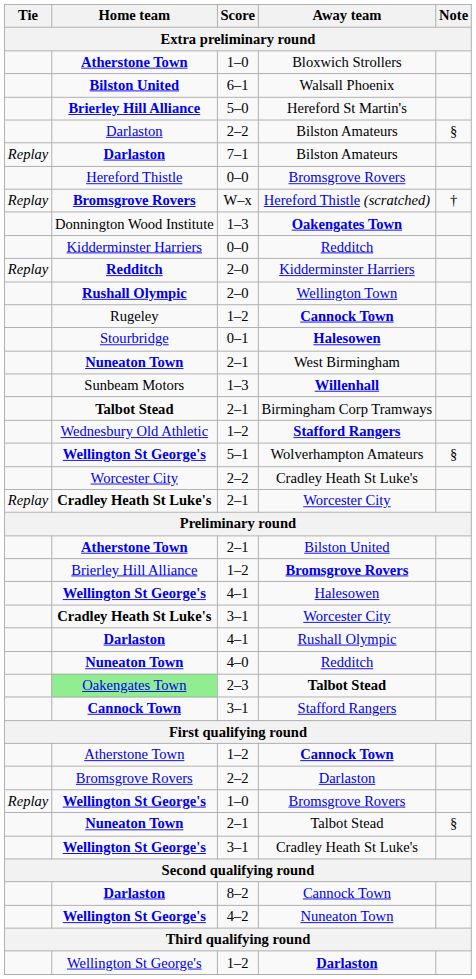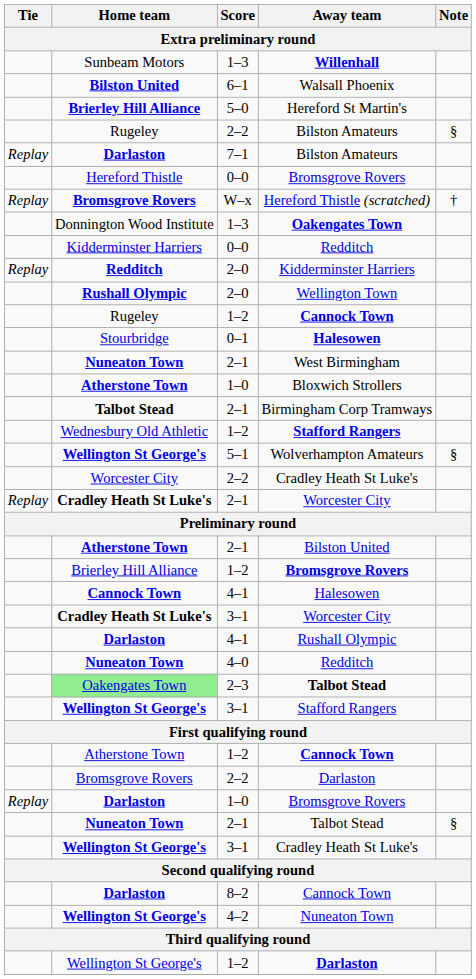rows swapped: (238, 62) <-> (238, 385)
(134, 131) Darlaston -> (134, 131) Rugeley
(134, 593) Wellington St George's -> (134, 593) Cannock Town
(134, 708) Cannock Town -> (134, 708) Wellington St George's
(134, 801) Wellington St George's -> (134, 801) Darlaston
